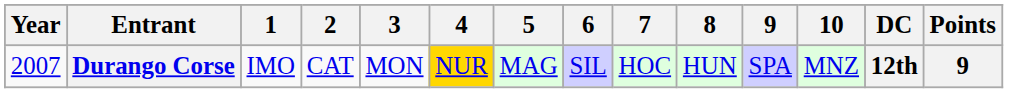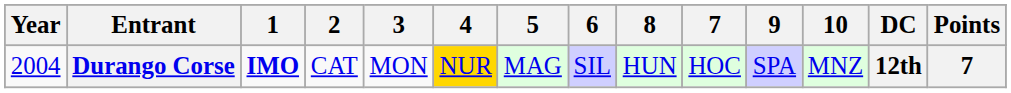columns swapped: (645, 24) <-> (710, 24)
(36, 65) 2007 -> (36, 65) 2004
(271, 65) normal -> (273, 65) bold
(963, 65) 9 -> (967, 65) 7
